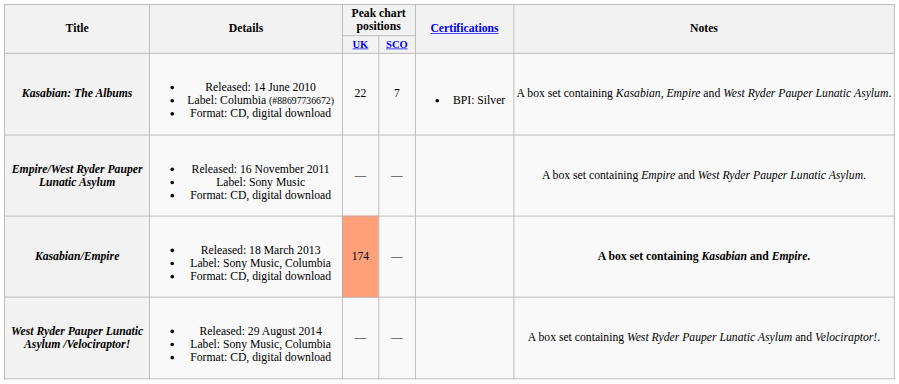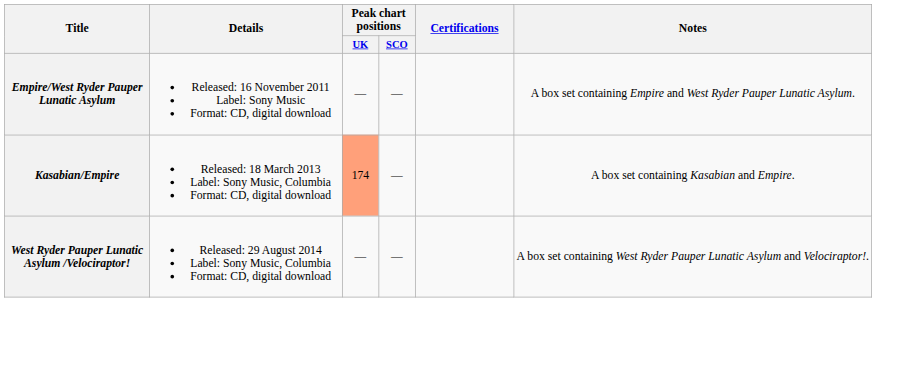- row: (77, 94)
(704, 256) bold -> (693, 175) normal
